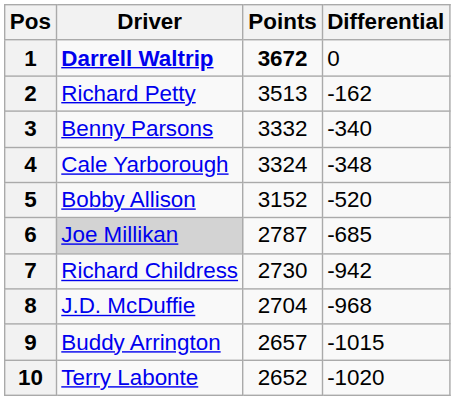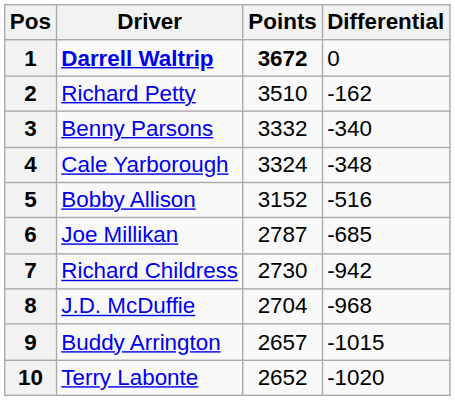(283, 93) 3513 -> (283, 93) 3510
(350, 199) -520 -> (350, 199) -516
(120, 235) lightgrey background -> (120, 235) no background
